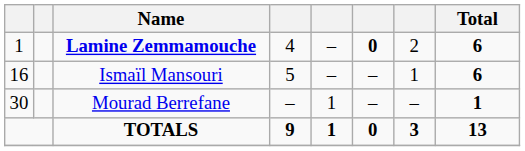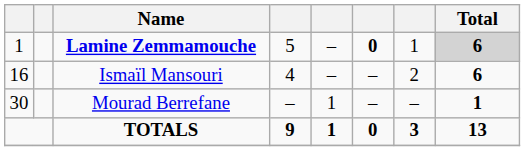(290, 46) 4 -> (290, 46) 5
(414, 46) 2 -> (414, 46) 1
(477, 46) no background -> (477, 46) lightgrey background
(290, 74) 5 -> (290, 74) 4
(414, 74) 1 -> (414, 74) 2
